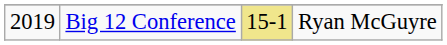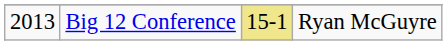(32, 22) 2019 -> (32, 22) 2013
